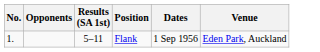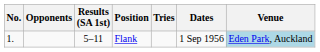+ column: (164, 17)
(245, 39) no background -> (270, 39) lightblue background
